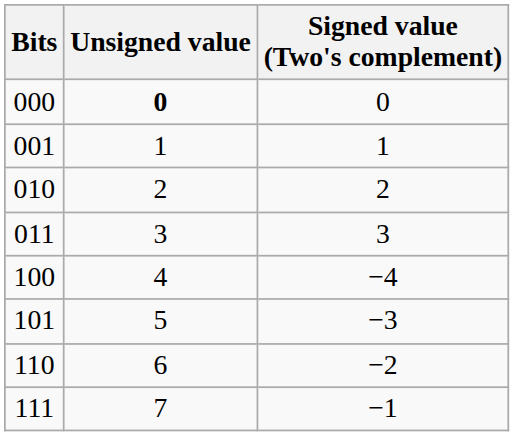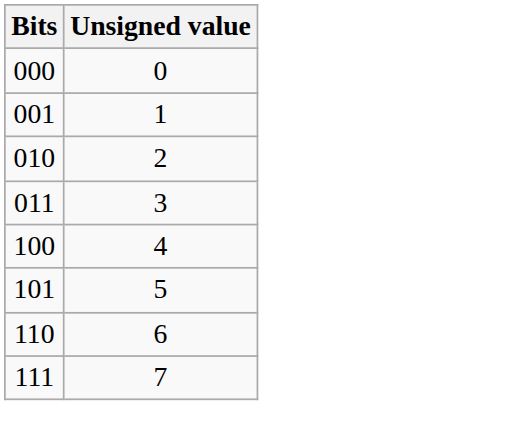- column: (383, 42)
(161, 101) bold -> (161, 70) normal
